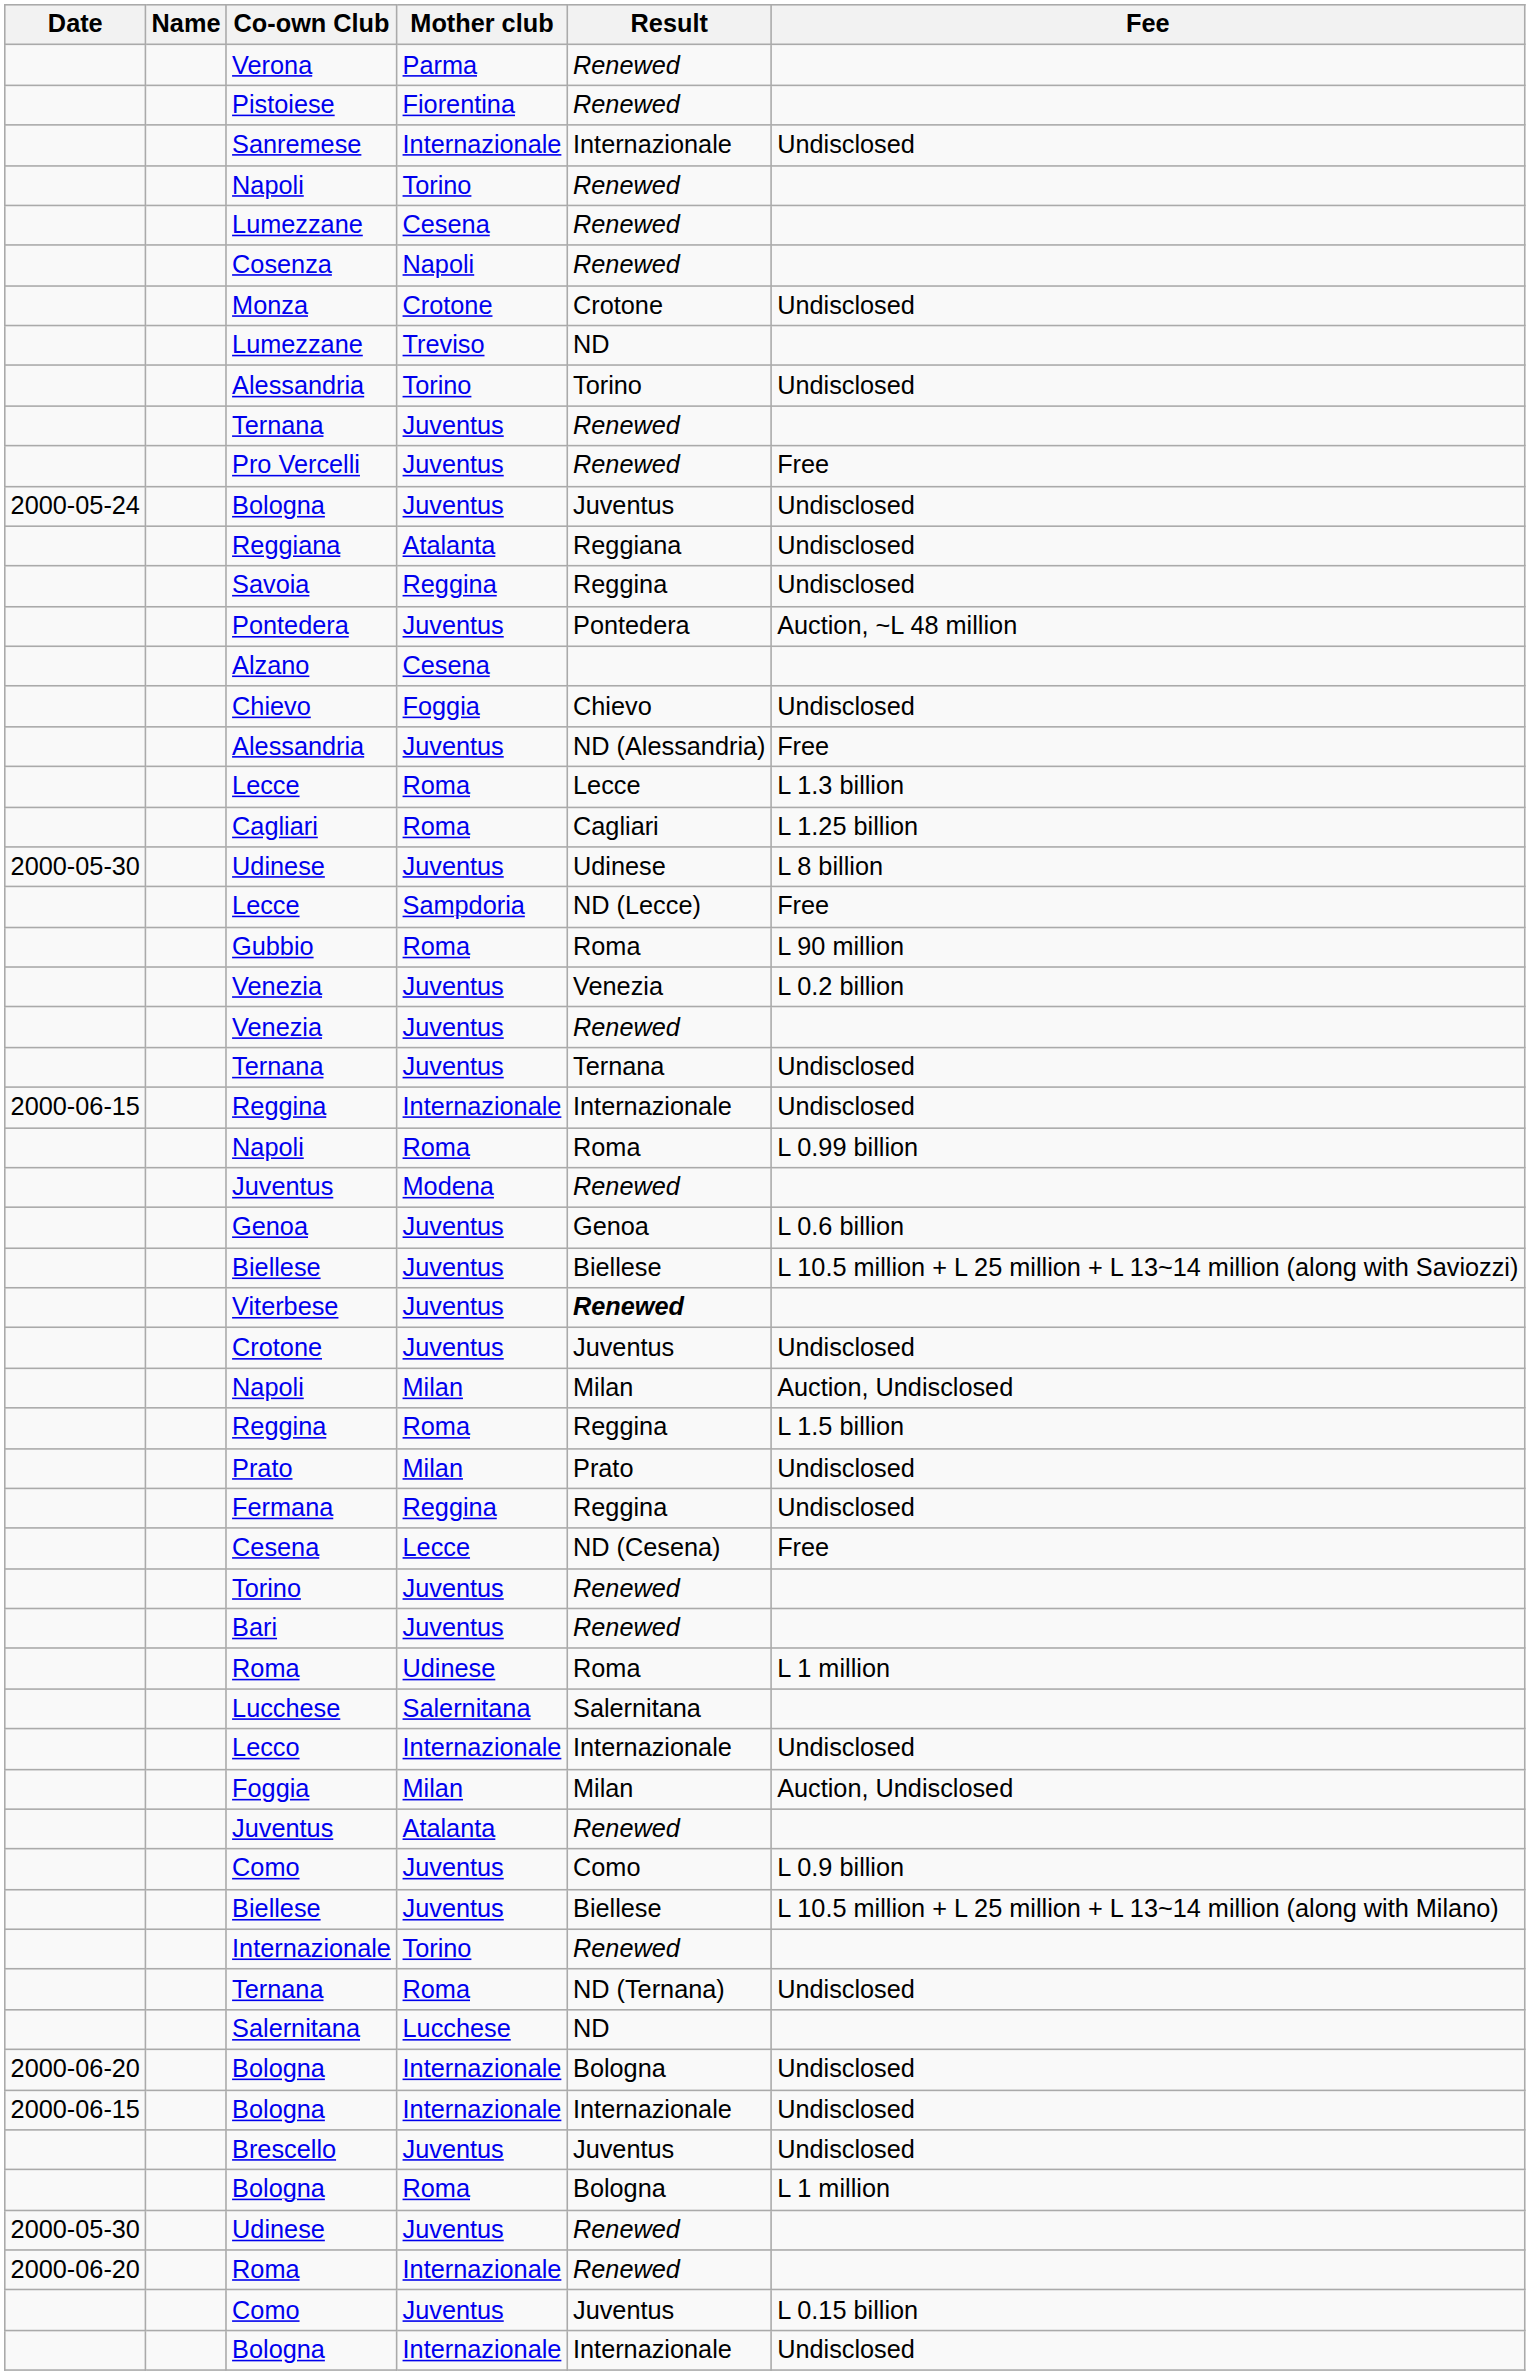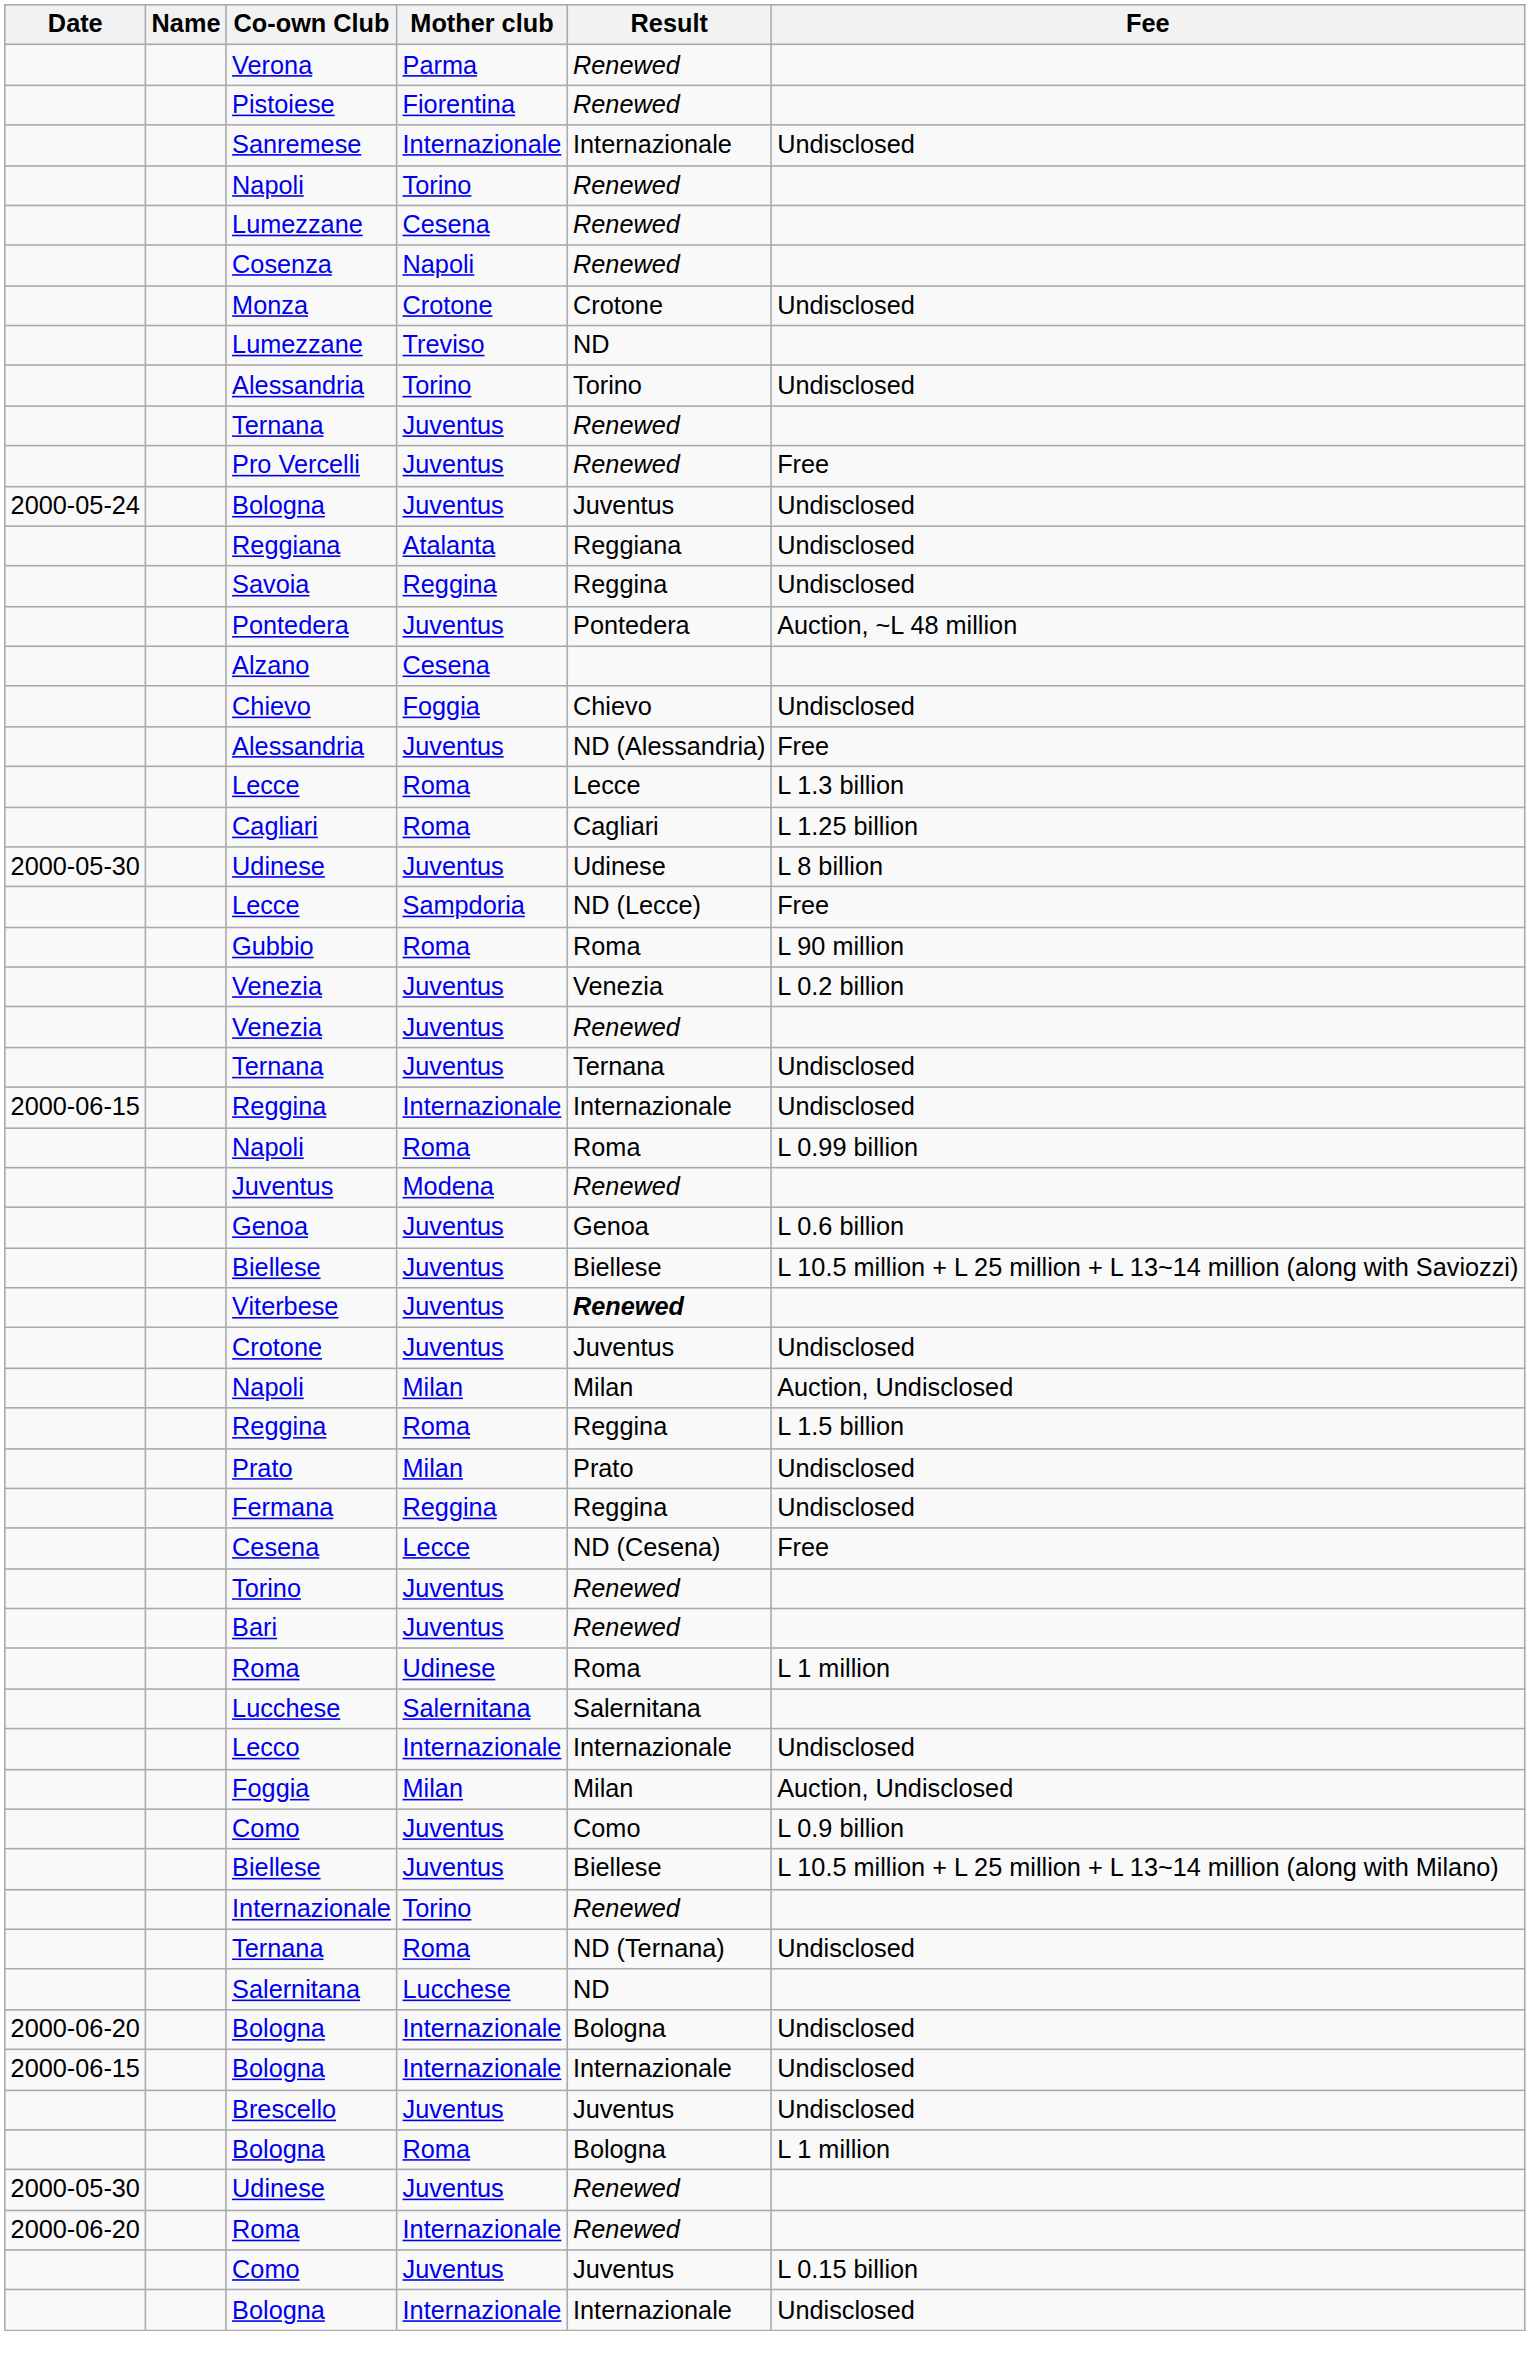- row: (283, 1828)
